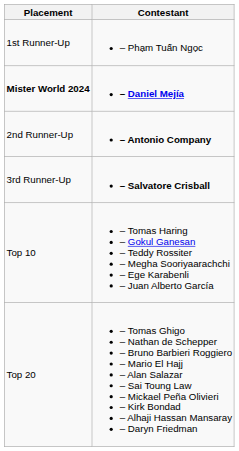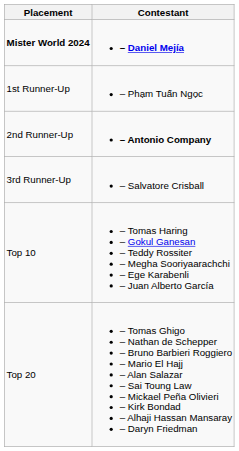rows swapped: (48, 88) <-> (38, 43)
(163, 185) bold -> (163, 185) normal
